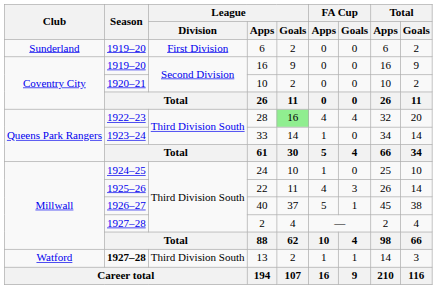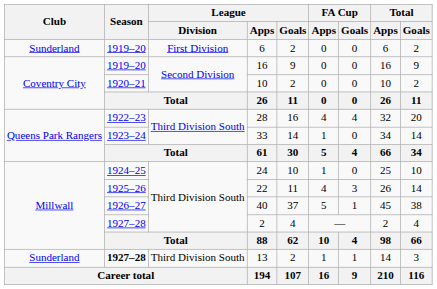(293, 118) lightgreen background -> (293, 118) no background
(54, 258) Watford -> (54, 258) Sunderland
